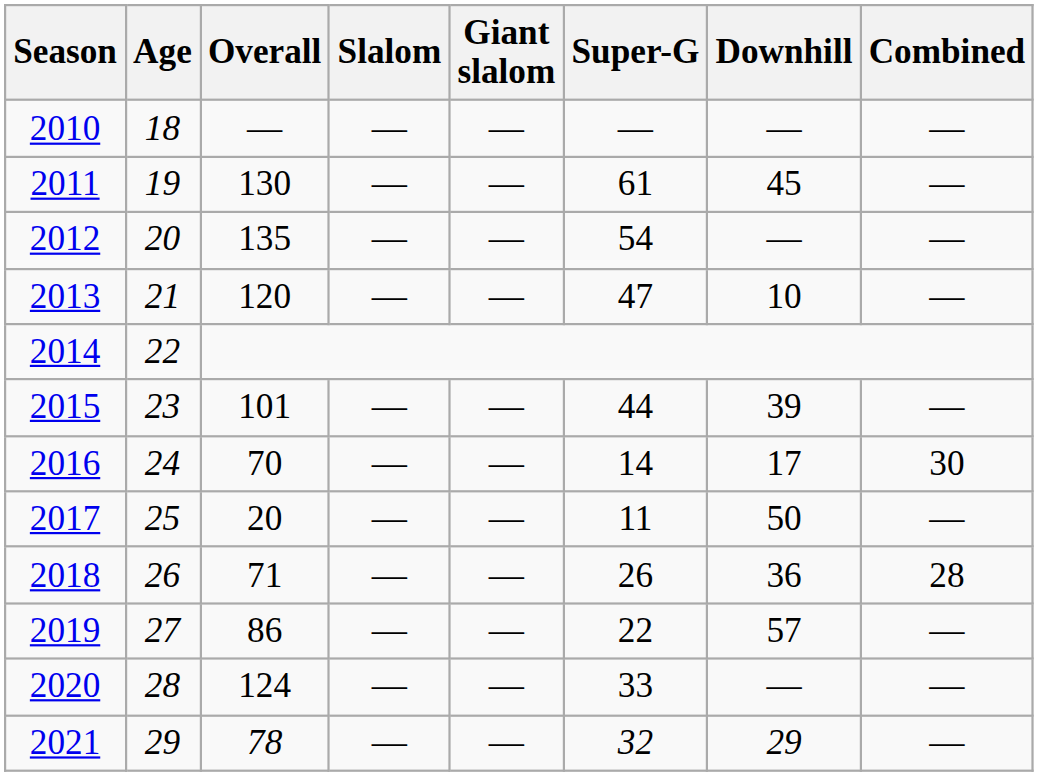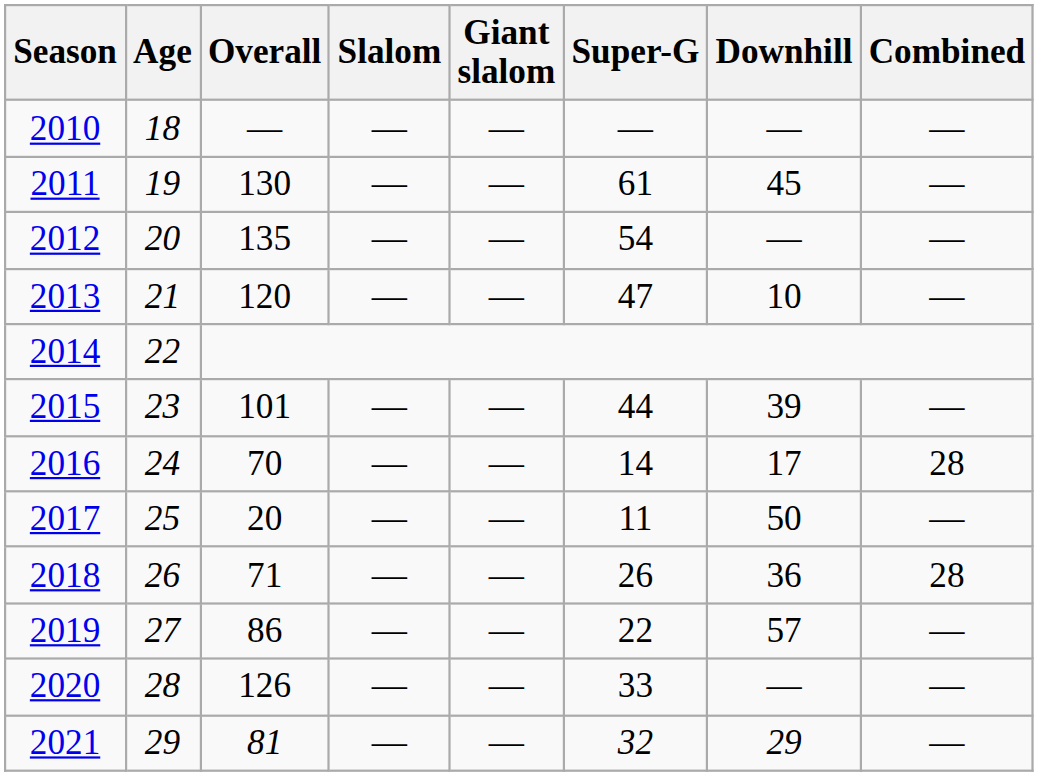(947, 462) 30 -> (947, 462) 28
(265, 686) 124 -> (265, 686) 126
(265, 741) 78 -> (265, 741) 81
